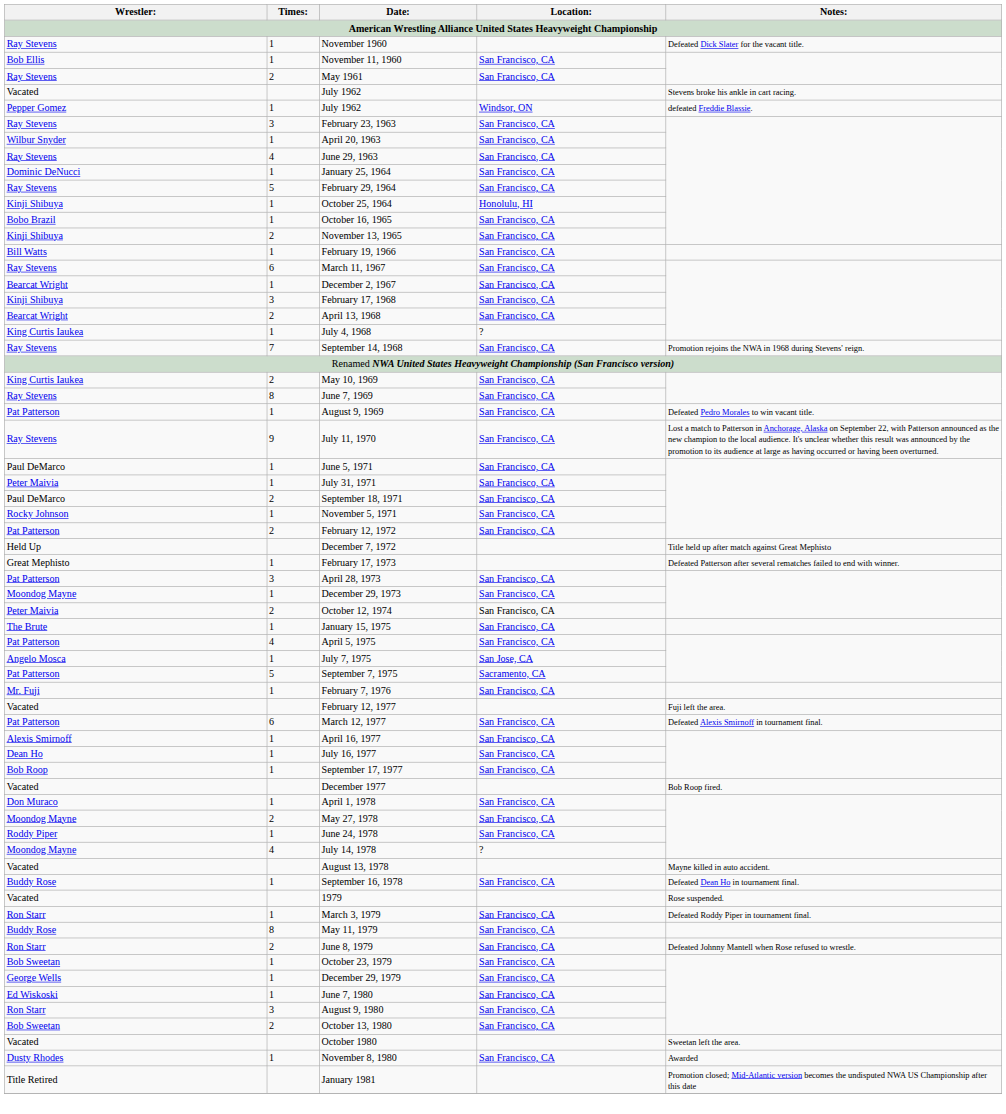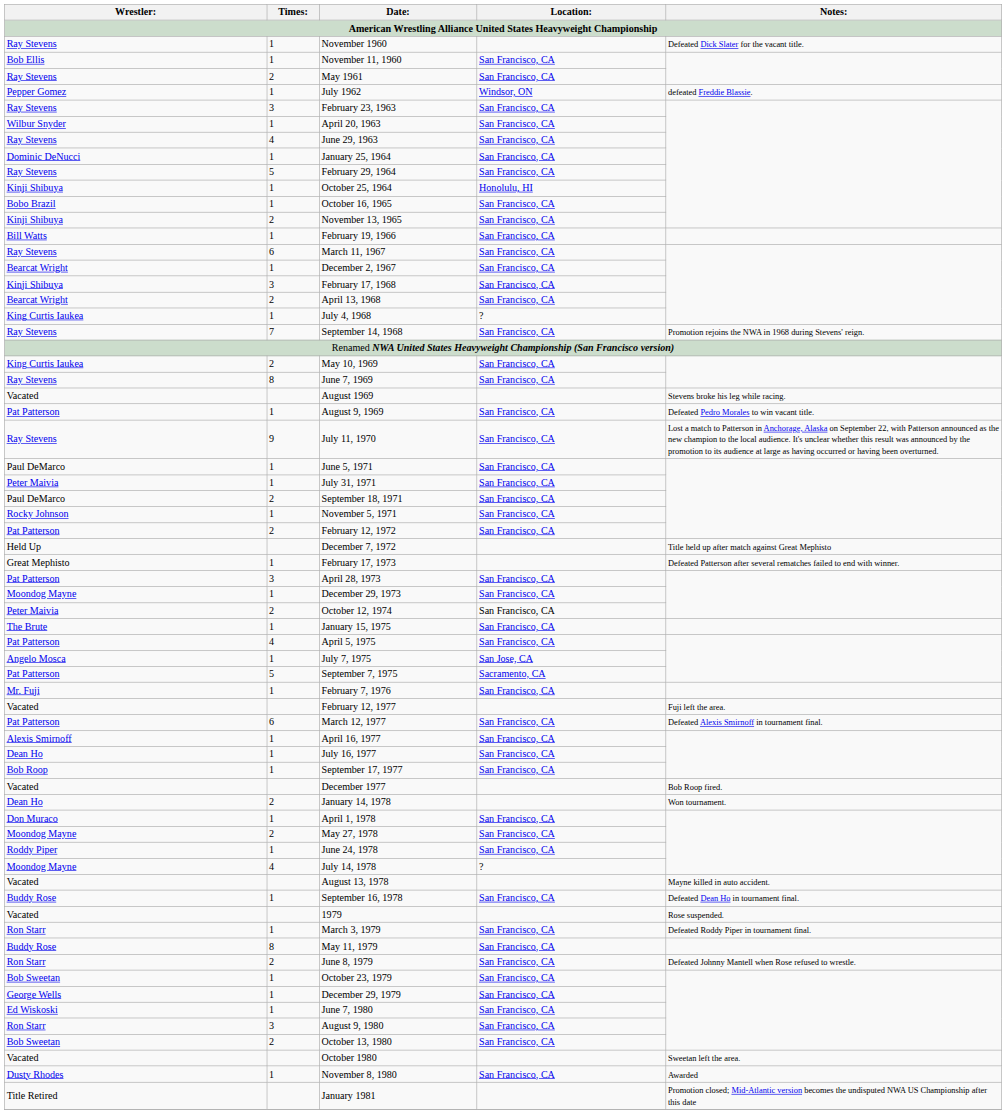- row: (23, 92)
+ row: (23, 396)
+ row: (25, 802)
